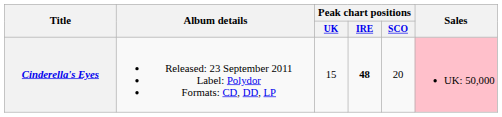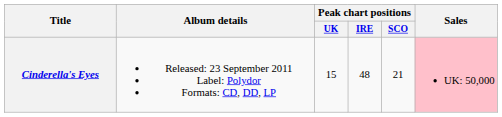(365, 74) bold -> (365, 74) normal
(398, 74) 20 -> (398, 74) 21
